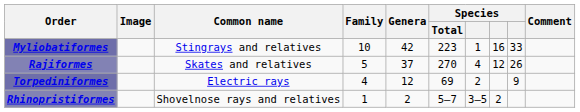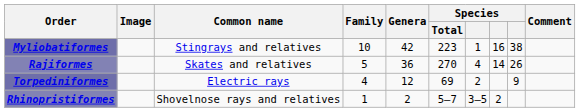(516, 47) 33 -> (516, 47) 38
(407, 64) 37 -> (407, 64) 36
(498, 64) 12 -> (498, 64) 14
